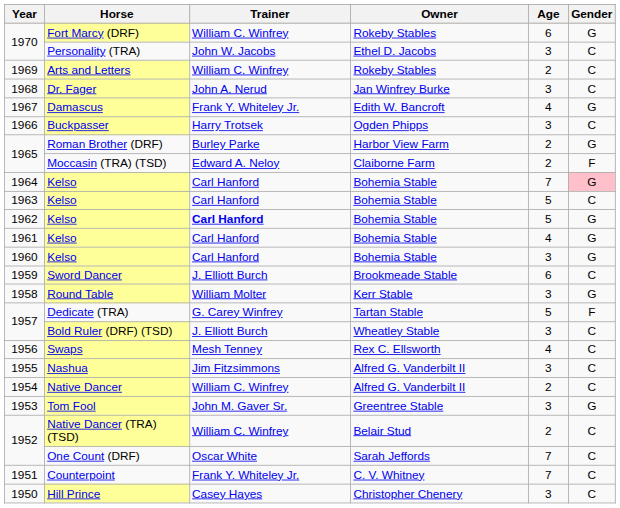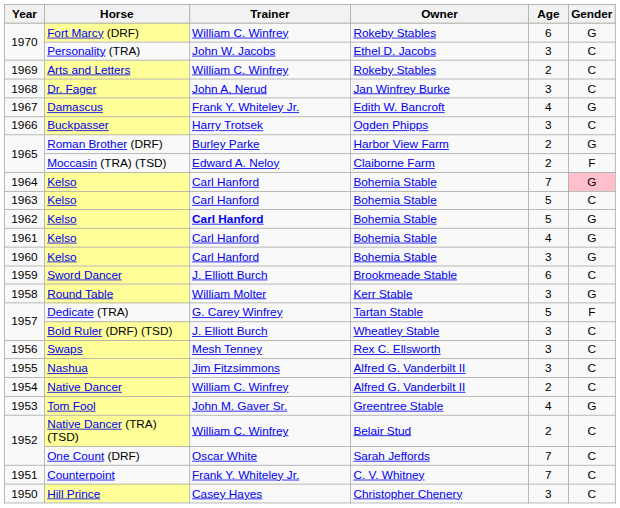(548, 350) 4 -> (548, 350) 3
(548, 406) 3 -> (548, 406) 4
